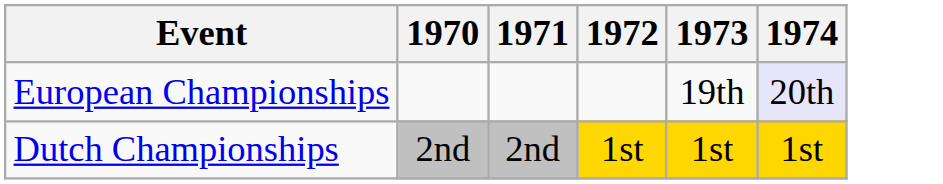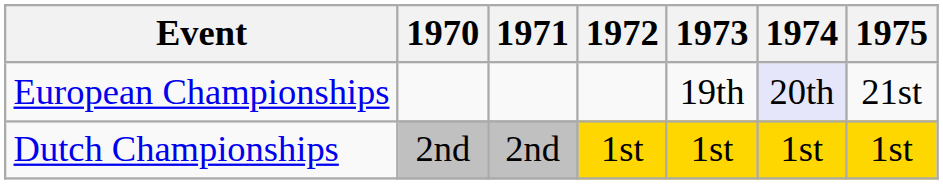+ column: (892, 33)
